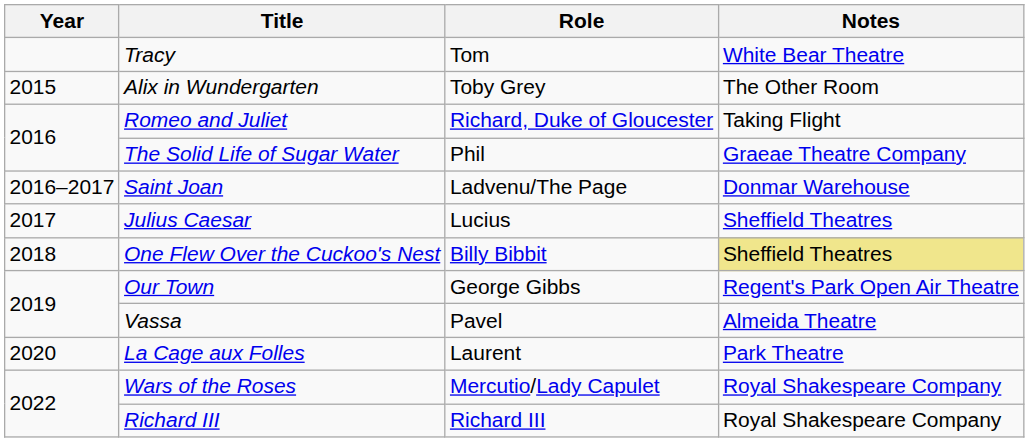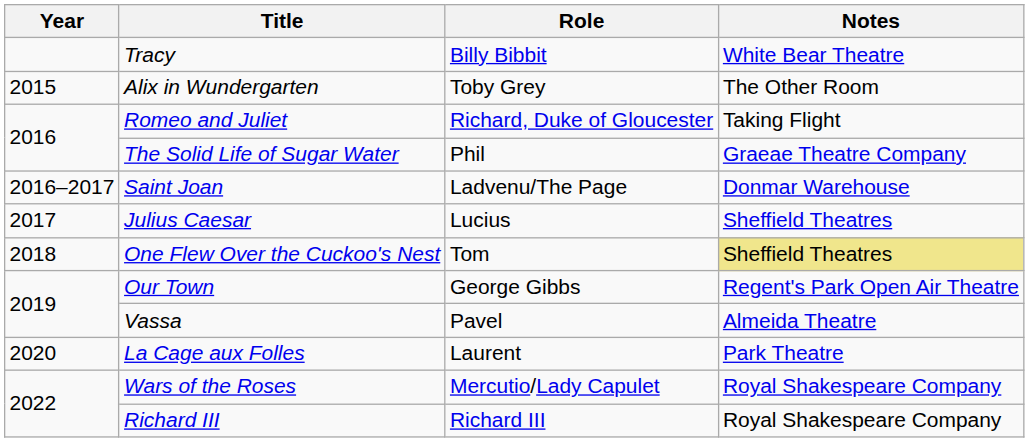(470, 54) Tom -> (498, 54) Billy Bibbit
(498, 253) Billy Bibbit -> (470, 253) Tom
